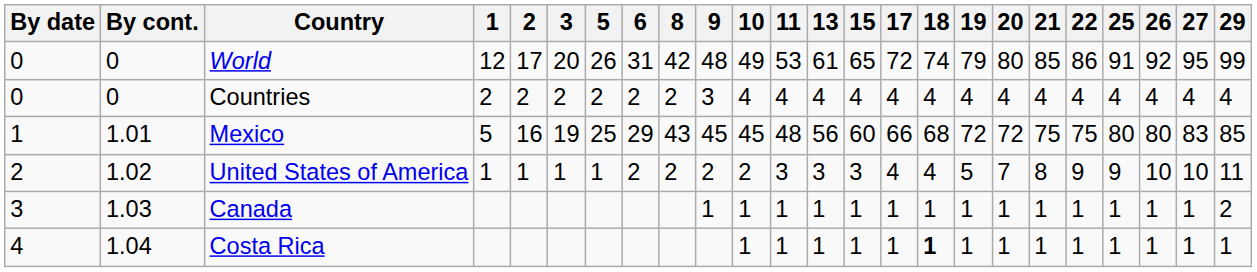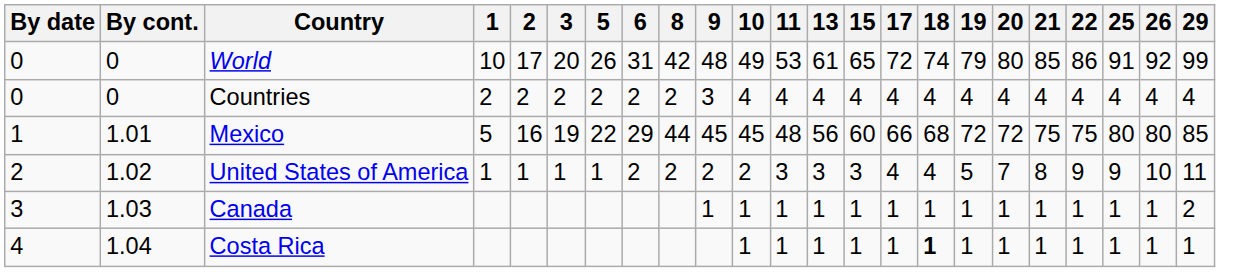- column: (1195, 23)
(492, 60) 12 -> (492, 60) 10
(603, 135) 25 -> (603, 135) 22
(677, 135) 43 -> (677, 135) 44
